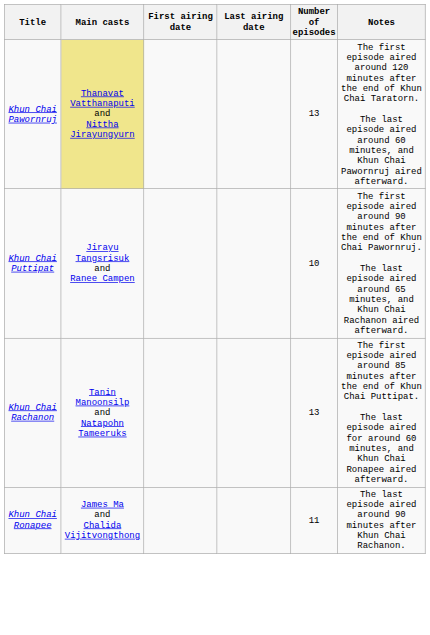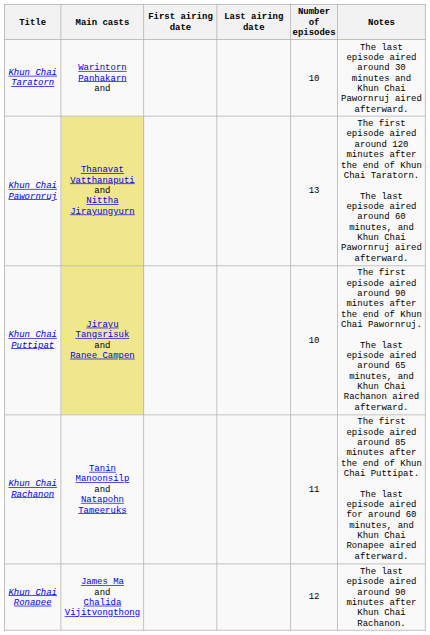+ row: (33, 78)
(102, 263) no background -> (102, 340) khaki background
(314, 413) 13 -> (314, 489) 11
(314, 520) 11 -> (314, 597) 12
